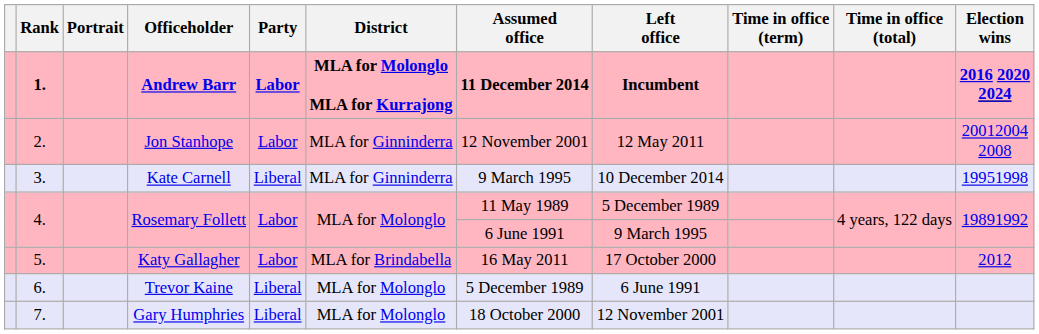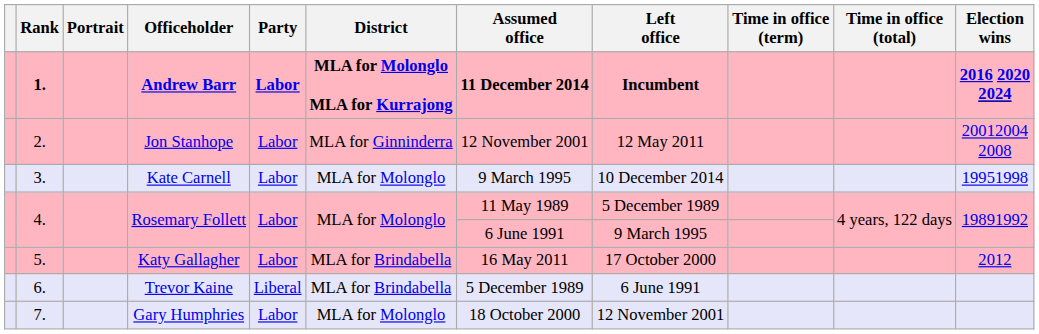(278, 178) Liberal -> (278, 178) Labor
(381, 178) MLA for Ginninderra -> (381, 178) MLA for Molonglo
(381, 287) MLA for Molonglo -> (381, 287) MLA for Brindabella
(278, 315) Liberal -> (278, 315) Labor
